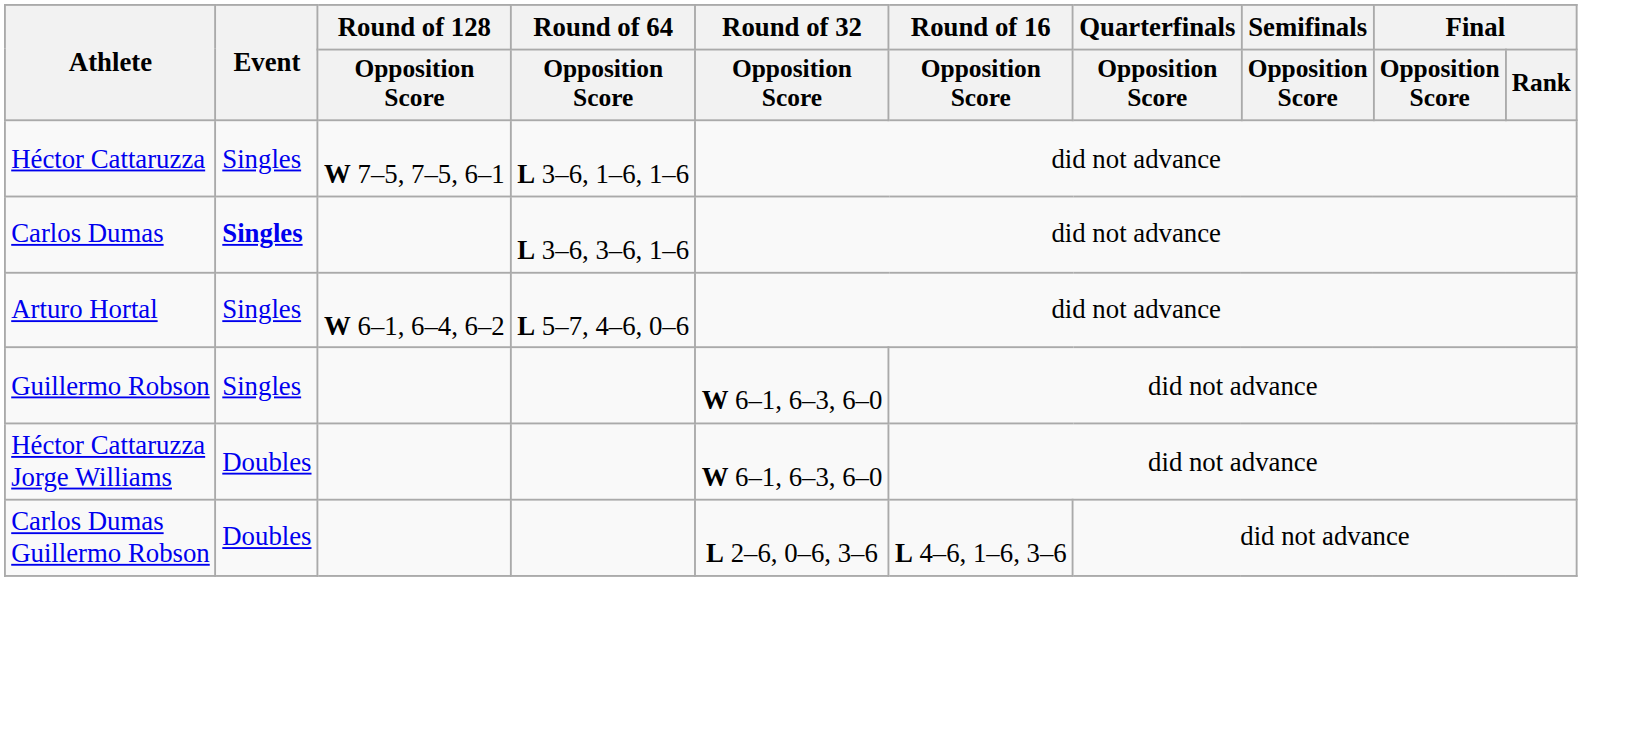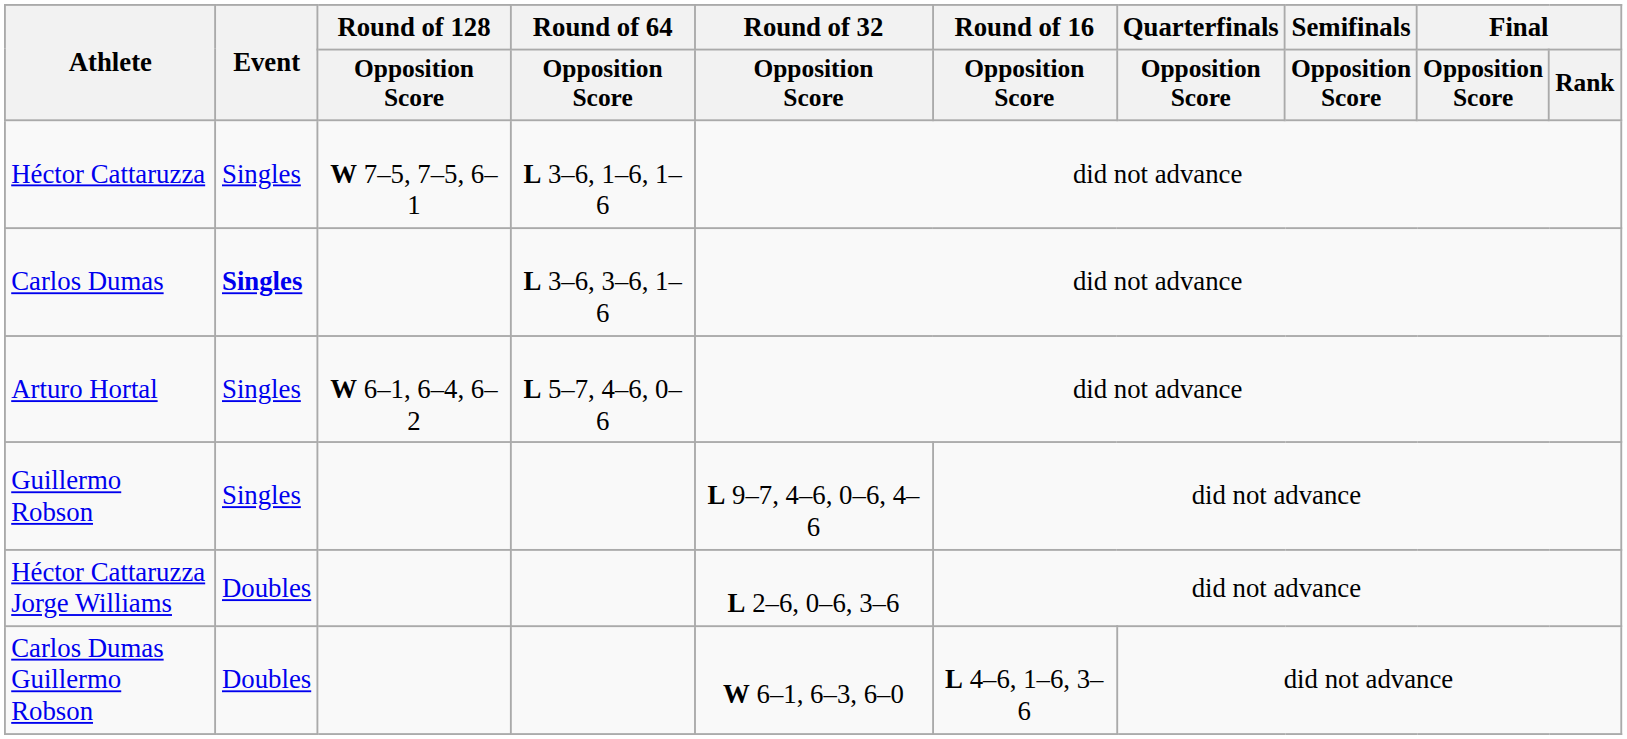(792, 401) W 6–1, 6–3, 6–0 -> (813, 512) L 9–7, 4–6, 0–6, 4–6
(792, 477) W 6–1, 6–3, 6–0 -> (813, 603) L 2–6, 0–6, 3–6
(792, 553) L 2–6, 0–6, 3–6 -> (813, 695) W 6–1, 6–3, 6–0
